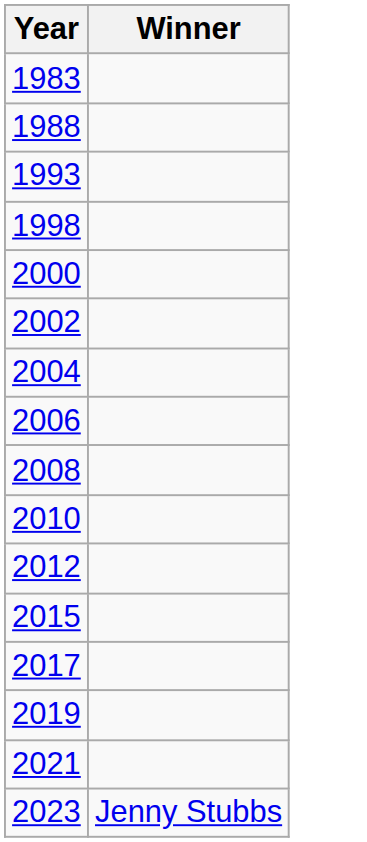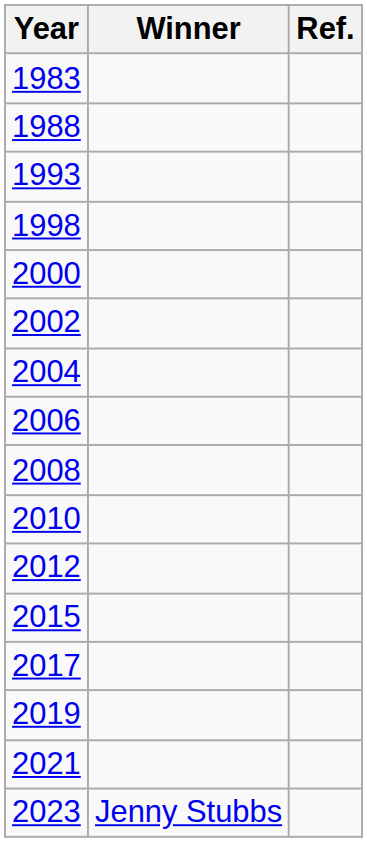+ column: (326, 28)
